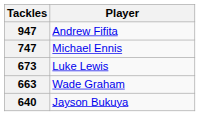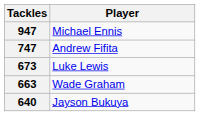(85, 31) Andrew Fifita -> (87, 31) Michael Ennis
(87, 48) Michael Ennis -> (85, 48) Andrew Fifita
